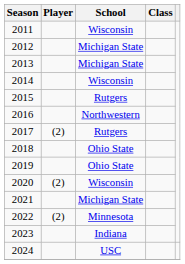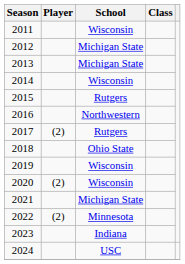(111, 166) Ohio State -> (111, 166) Wisconsin
